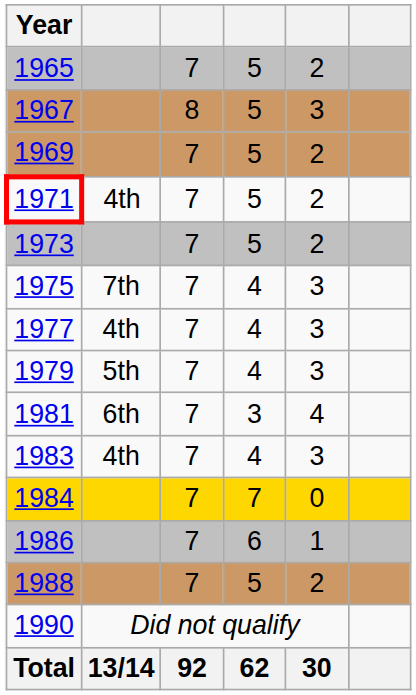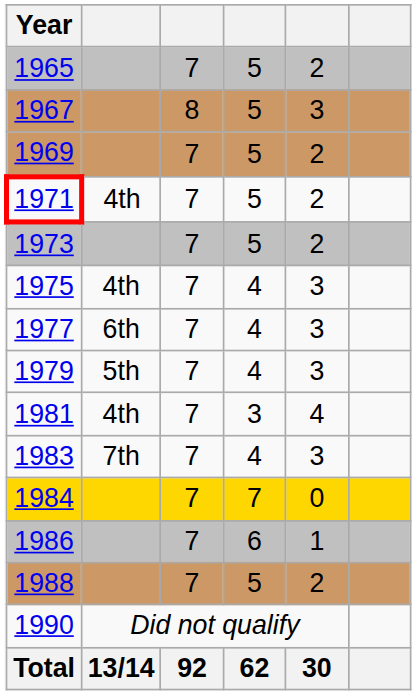(121, 286) 7th -> (121, 286) 4th
(121, 329) 4th -> (121, 329) 6th
(121, 413) 6th -> (121, 413) 4th
(121, 456) 4th -> (121, 456) 7th
